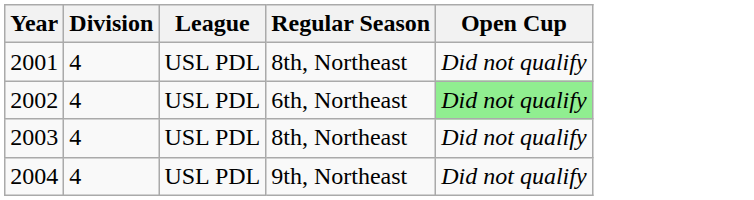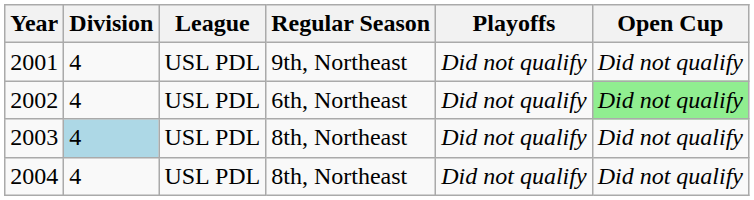+ column: (514, 23)
(339, 61) 8th, Northeast -> (339, 61) 9th, Northeast
(75, 137) no background -> (75, 137) lightblue background
(339, 175) 9th, Northeast -> (339, 175) 8th, Northeast
